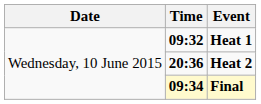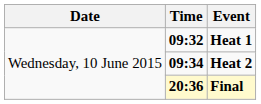(186, 63) 20:36 -> (186, 63) 09:34
(186, 87) 09:34 -> (186, 87) 20:36
